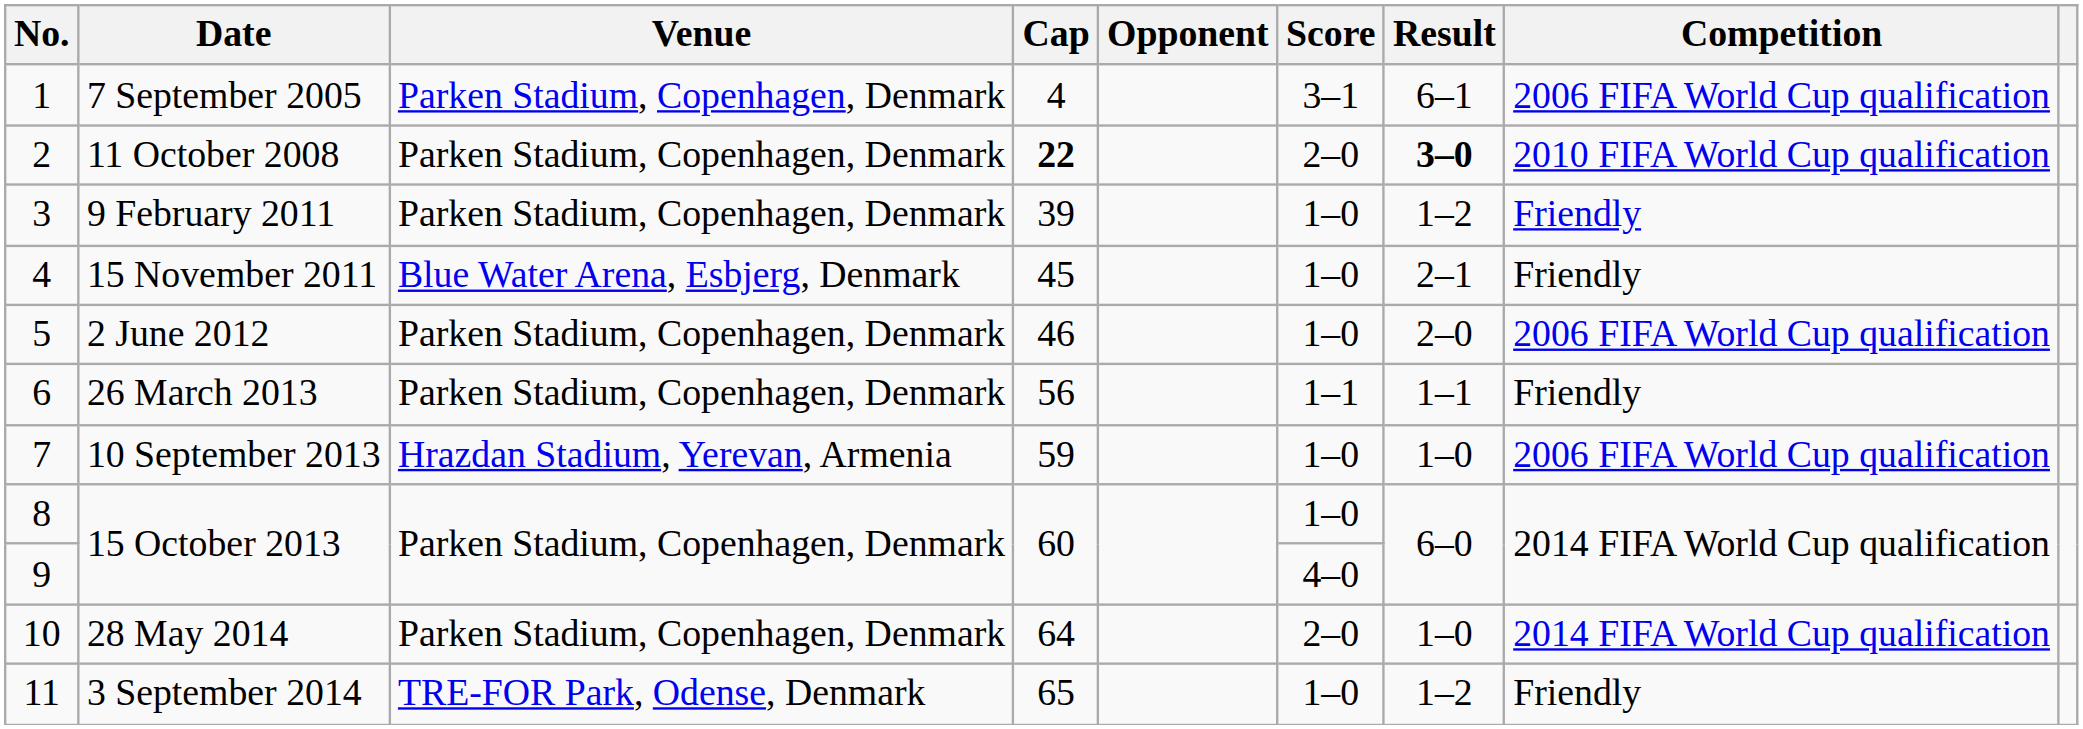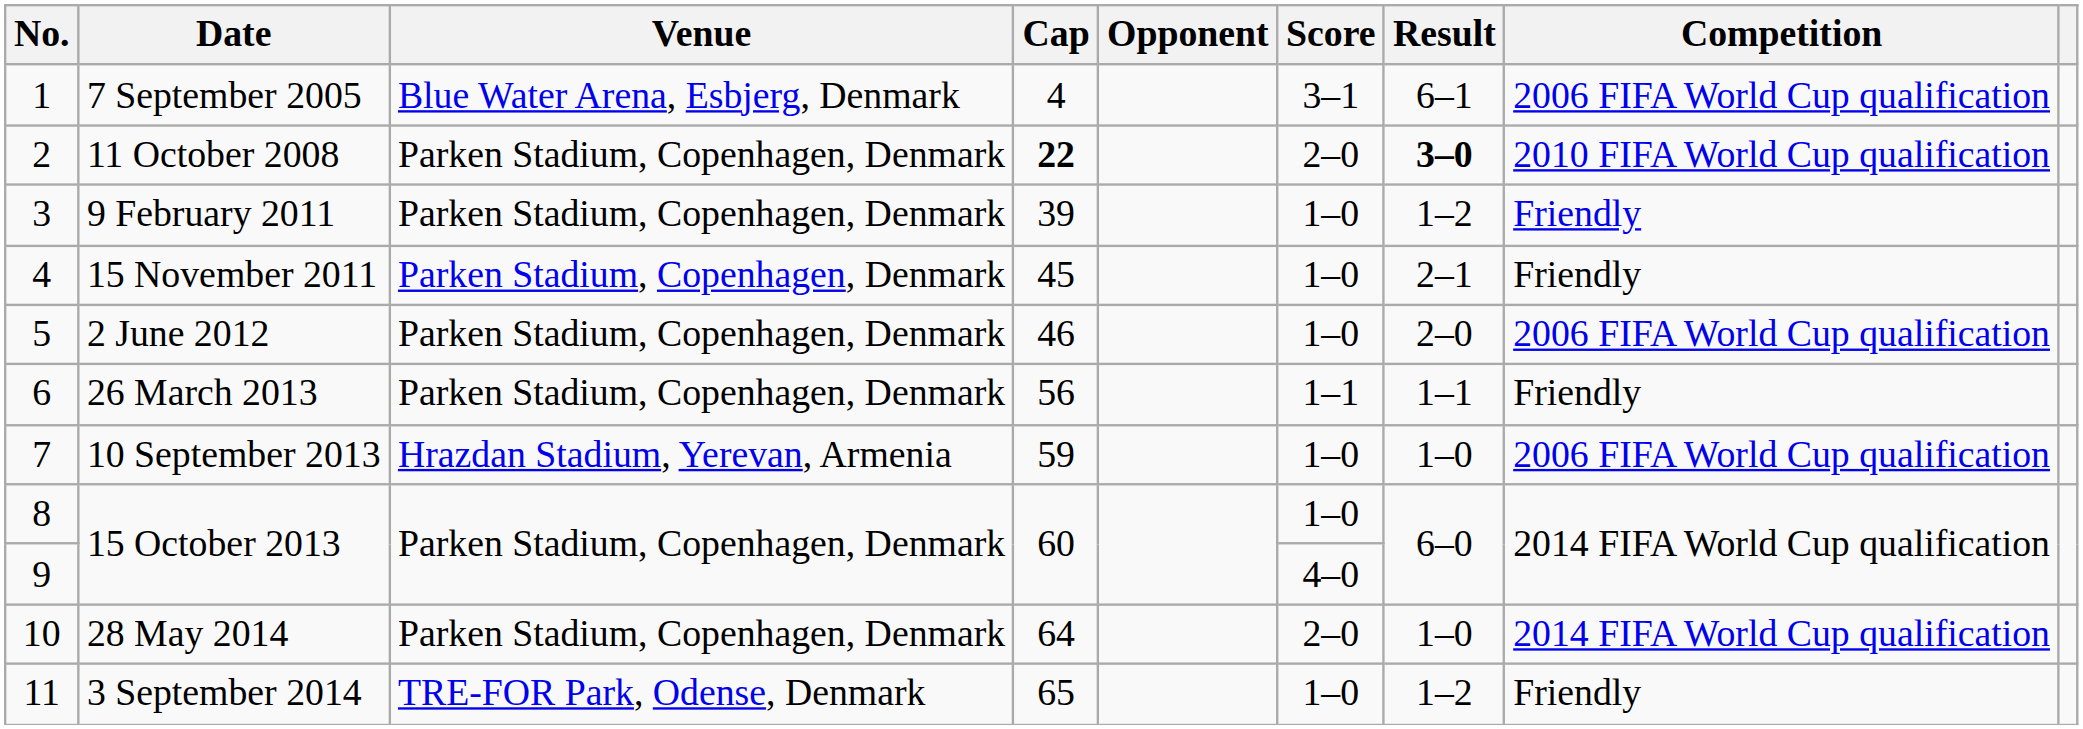(702, 94) Parken Stadium, Copenhagen, Denmark -> (679, 94) Blue Water Arena, Esbjerg, Denmark
(679, 273) Blue Water Arena, Esbjerg, Denmark -> (702, 273) Parken Stadium, Copenhagen, Denmark
